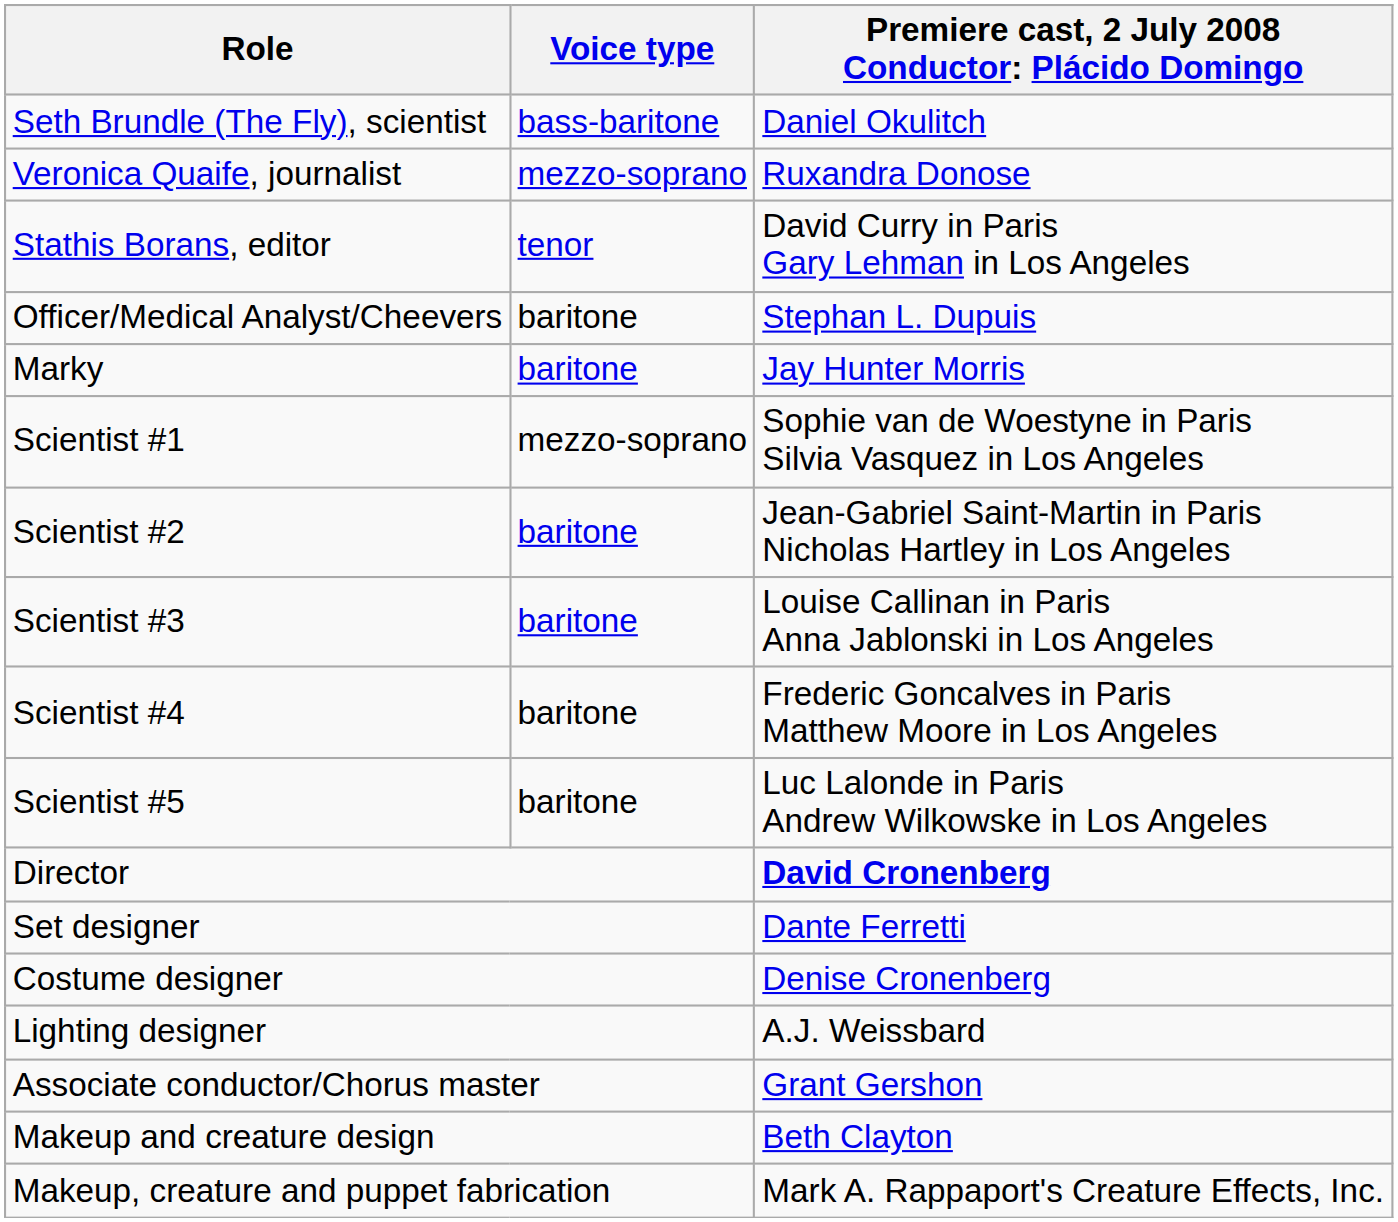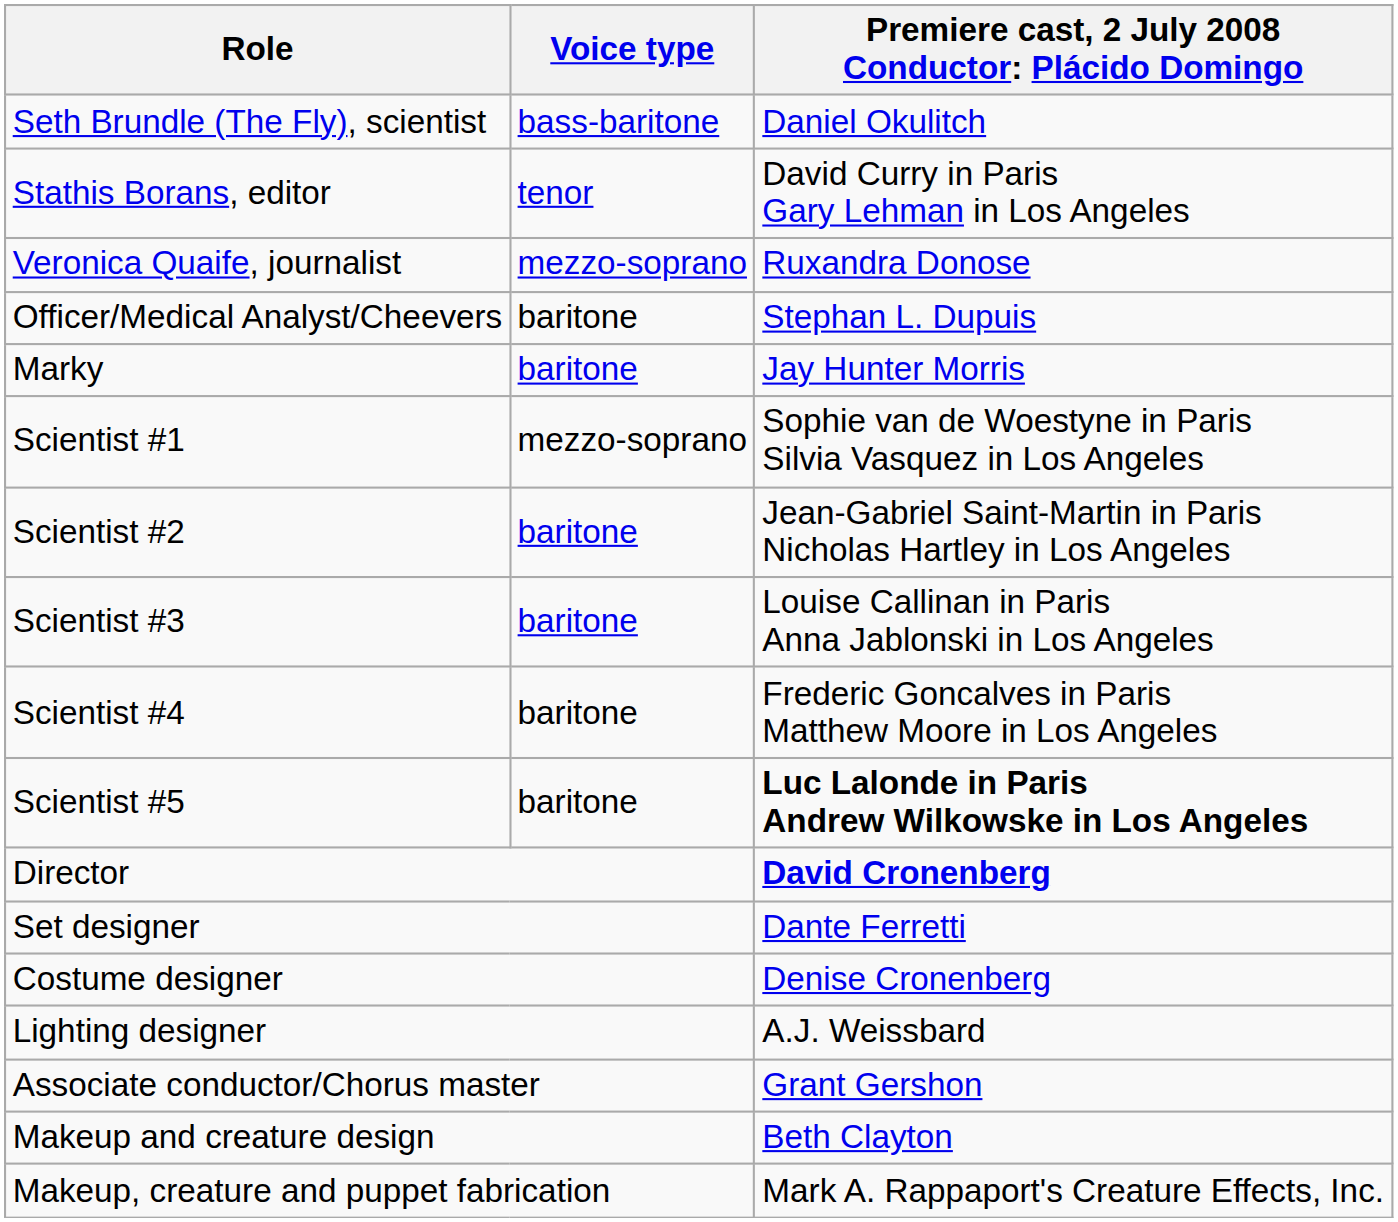rows swapped: (207, 173) <-> (172, 245)
(1015, 802) normal -> (1035, 802) bold
